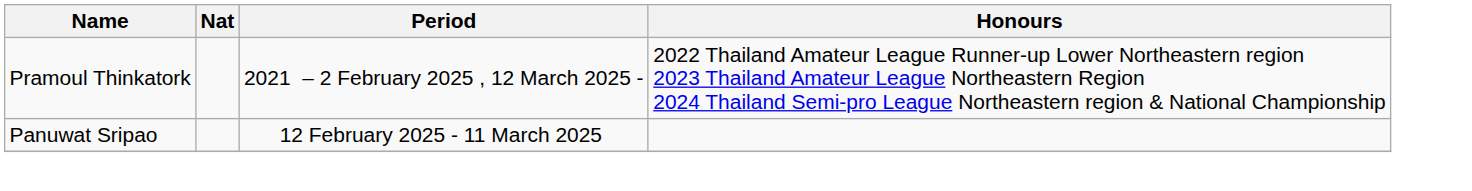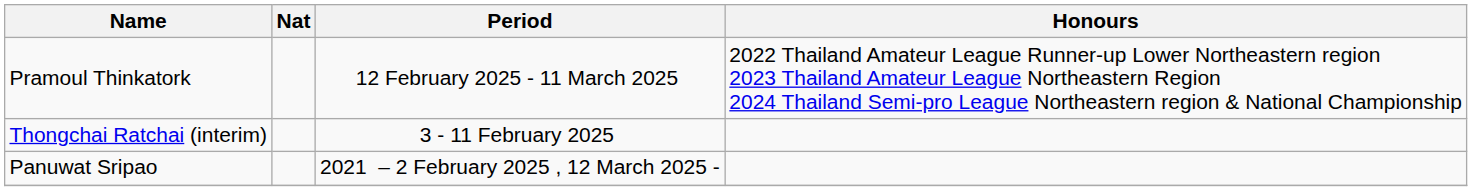(444, 77) 2021 – 2 February 2025 , 12 March 2025 - -> (520, 77) 12 February 2025 - 11 March 2025
+ row: (138, 134)
(444, 134) 12 February 2025 - 11 March 2025 -> (520, 168) 2021 – 2 February 2025 , 12 March 2025 -
